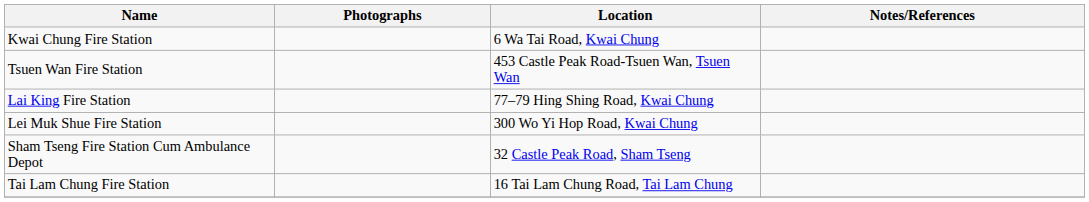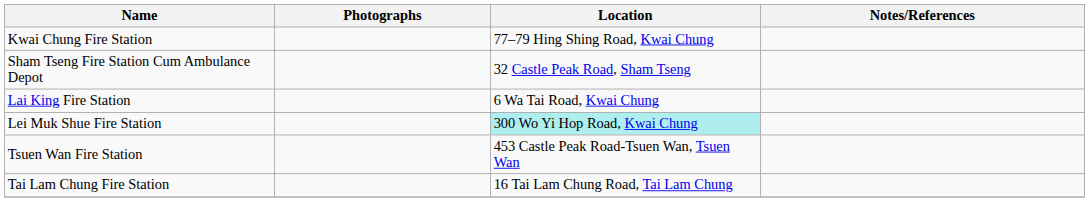(576, 38) 6 Wa Tai Road, Kwai Chung -> (604, 38) 77–79 Hing Shing Road, Kwai Chung
rows swapped: (75, 69) <-> (129, 154)
(604, 100) 77–79 Hing Shing Road, Kwai Chung -> (576, 100) 6 Wa Tai Road, Kwai Chung
(596, 123) no background -> (596, 123) paleturquoise background
